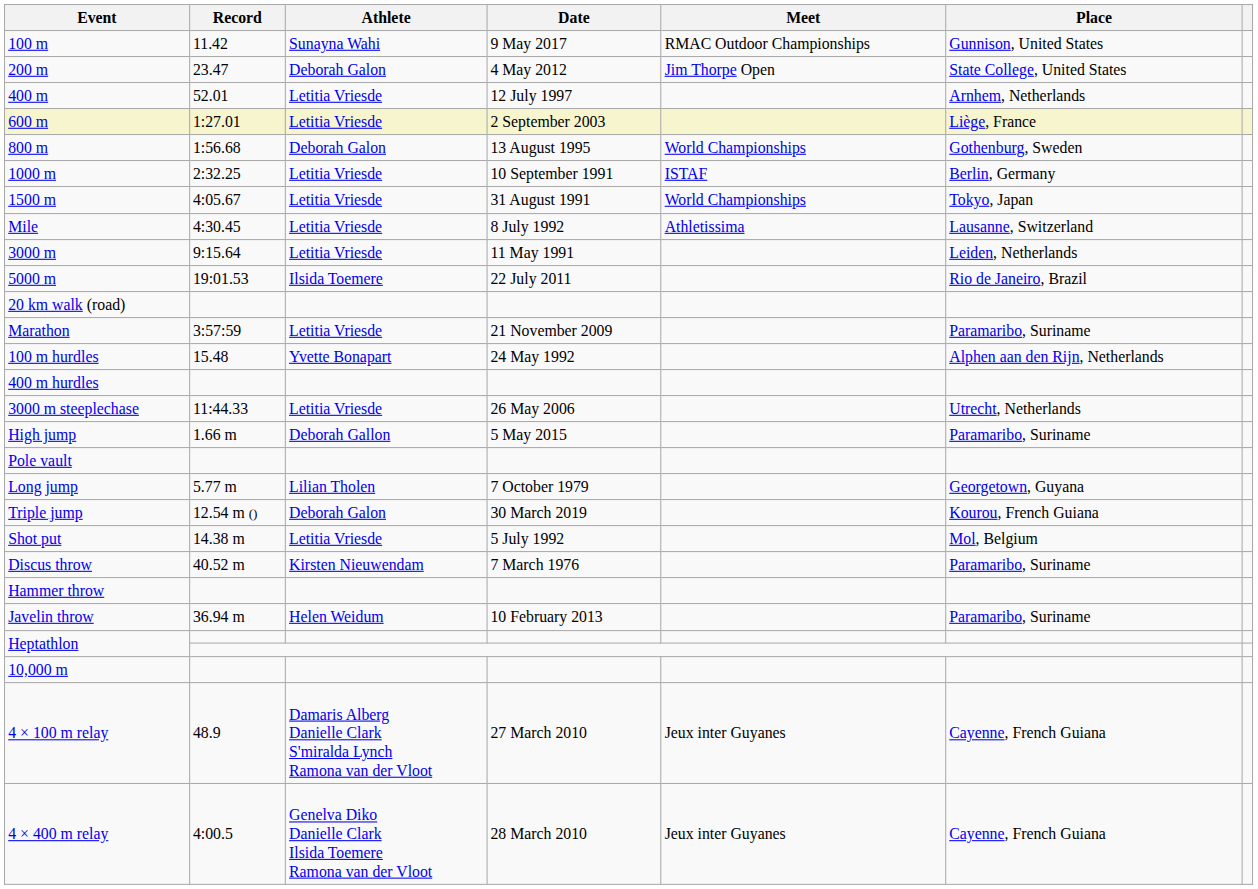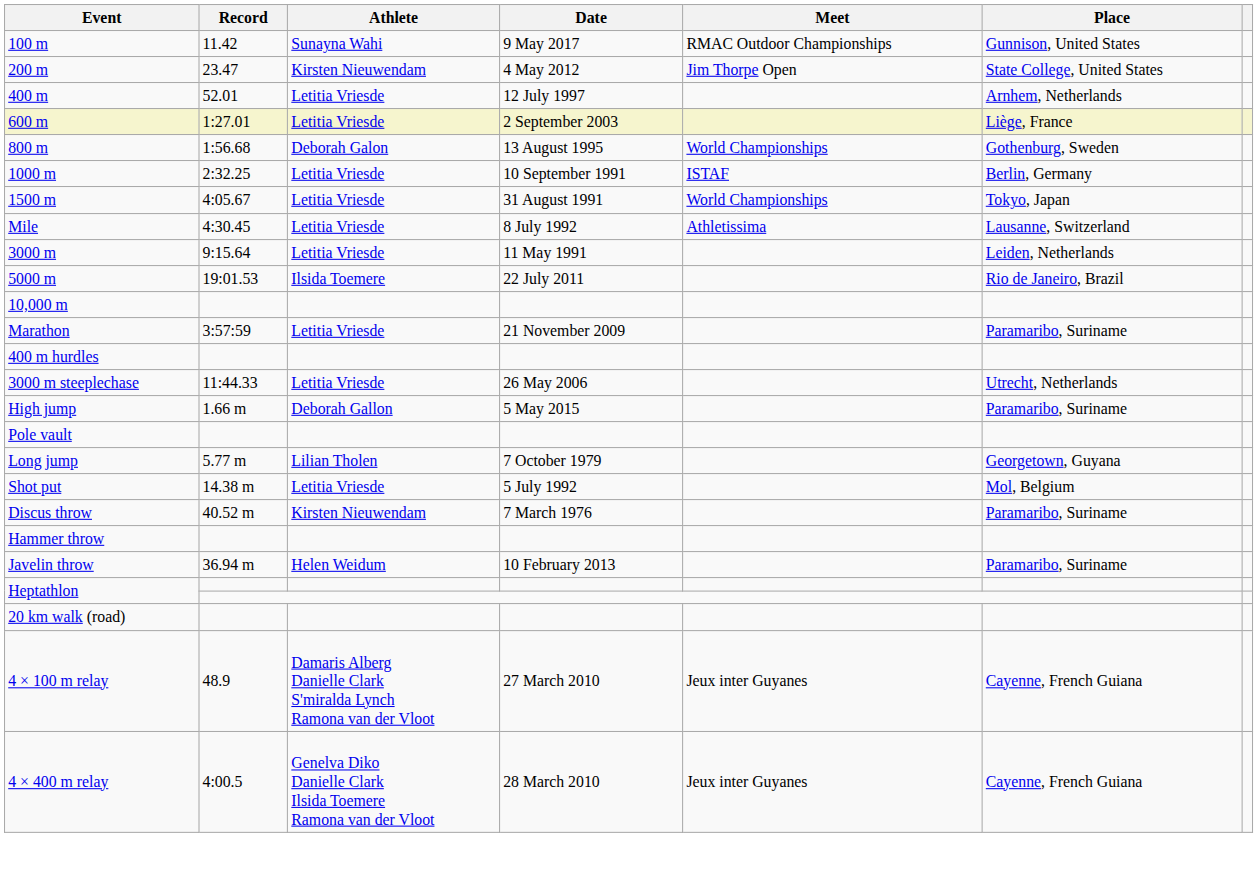(338, 69) Deborah Galon -> (359, 69) Kirsten Nieuwendam
rows swapped: (38, 669) <-> (67, 304)
- row: (53, 356)
- row: (45, 512)
